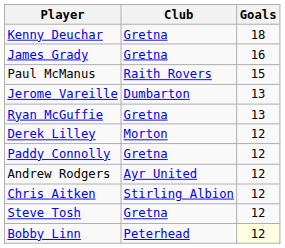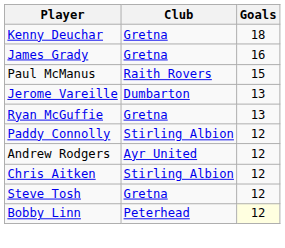- row: (52, 134)
(146, 154) Gretna -> (179, 134) Stirling Albion
